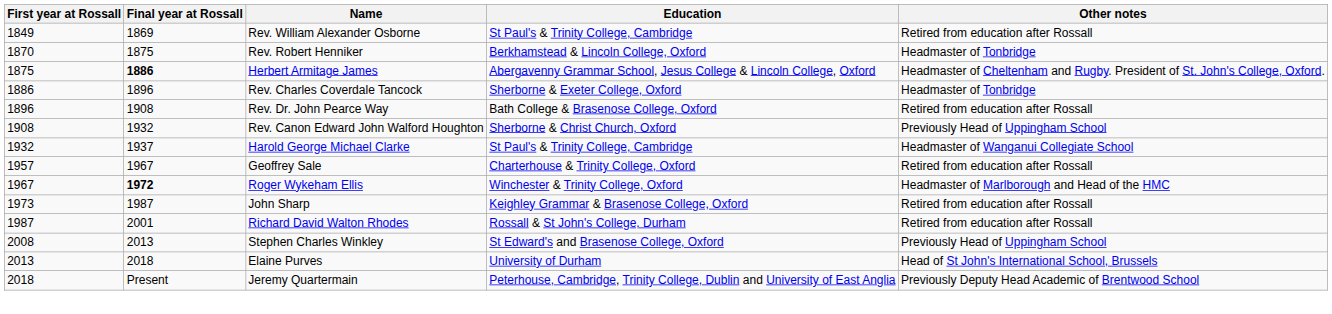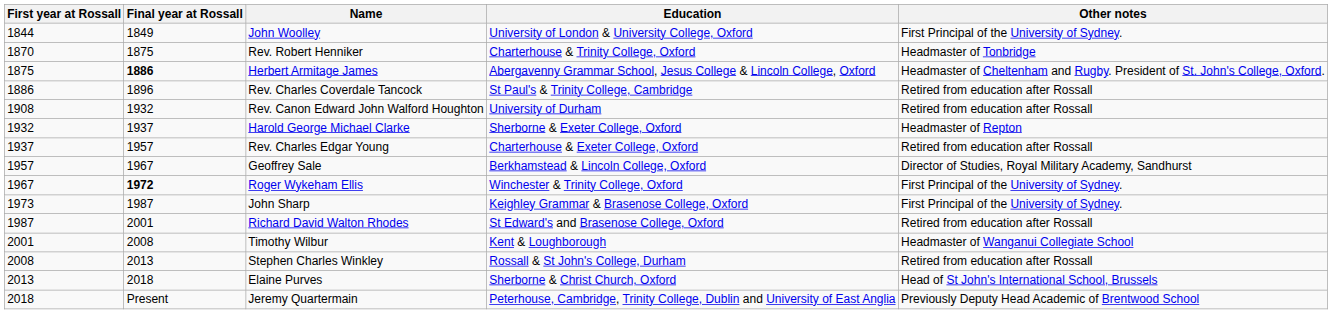+ row: (284, 33)
- row: (334, 33)
(598, 52) Berkhamstead & Lincoln College, Oxford -> (592, 52) Charterhouse & Trinity College, Oxford
(585, 90) Sherborne & Exeter College, Oxford -> (591, 90) St Paul's & Trinity College, Cambridge
(968, 90) Headmaster of Tonbridge -> (997, 90) Retired from education after Rossall
- row: (318, 109)
(583, 128) Sherborne & Christ Church, Oxford -> (545, 109) University of Durham
(1004, 128) Previously Head of Uppingham School -> (997, 109) Retired from education after Rossall
(591, 147) St Paul's & Trinity College, Cambridge -> (585, 128) Sherborne & Exeter College, Oxford
(1017, 147) Headmaster of Wanganui Collegiate School -> (961, 128) Headmaster of Repton
+ row: (319, 147)
(592, 166) Charterhouse & Trinity College, Oxford -> (598, 166) Berkhamstead & Lincoln College, Oxford
(997, 166) Retired from education after Rossall -> (1046, 166) Director of Studies, Royal Military Academy, Sandhurst
(1035, 185) Headmaster of Marlborough and Head of the HMC -> (1012, 185) First Principal of the University of Sydney.
(997, 204) Retired from education after Rossall -> (1012, 204) First Principal of the University of Sydney.
(588, 223) Rossall & St John's College, Durham -> (607, 223) St Edward's and Brasenose College, Oxford
+ row: (288, 242)
(607, 242) St Edward's and Brasenose College, Oxford -> (588, 261) Rossall & St John's College, Durham
(1004, 242) Previously Head of Uppingham School -> (997, 261) Retired from education after Rossall
(545, 261) University of Durham -> (583, 280) Sherborne & Christ Church, Oxford
